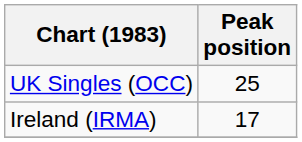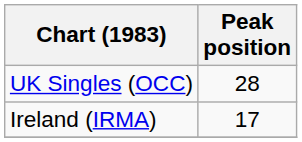(247, 83) 25 -> (247, 83) 28
